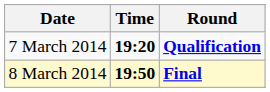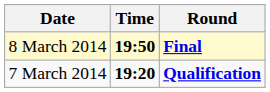rows swapped: (57, 45) <-> (57, 73)
